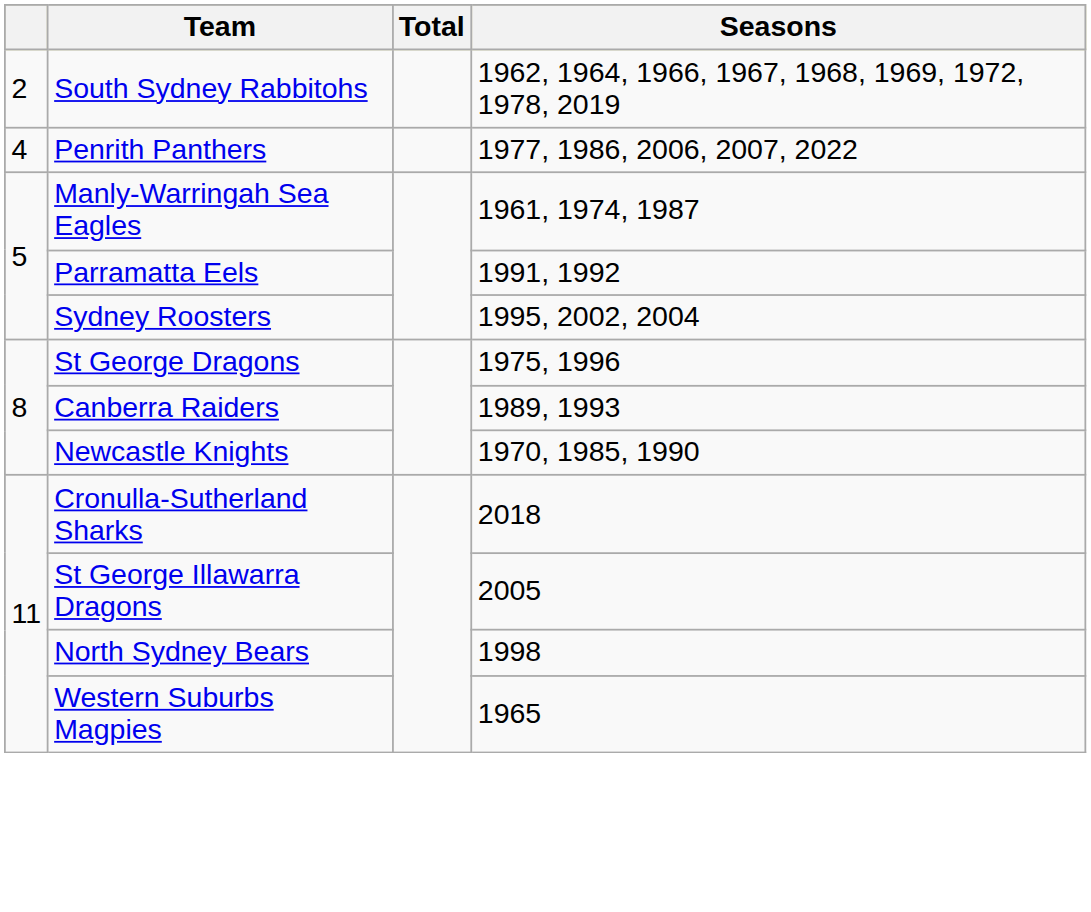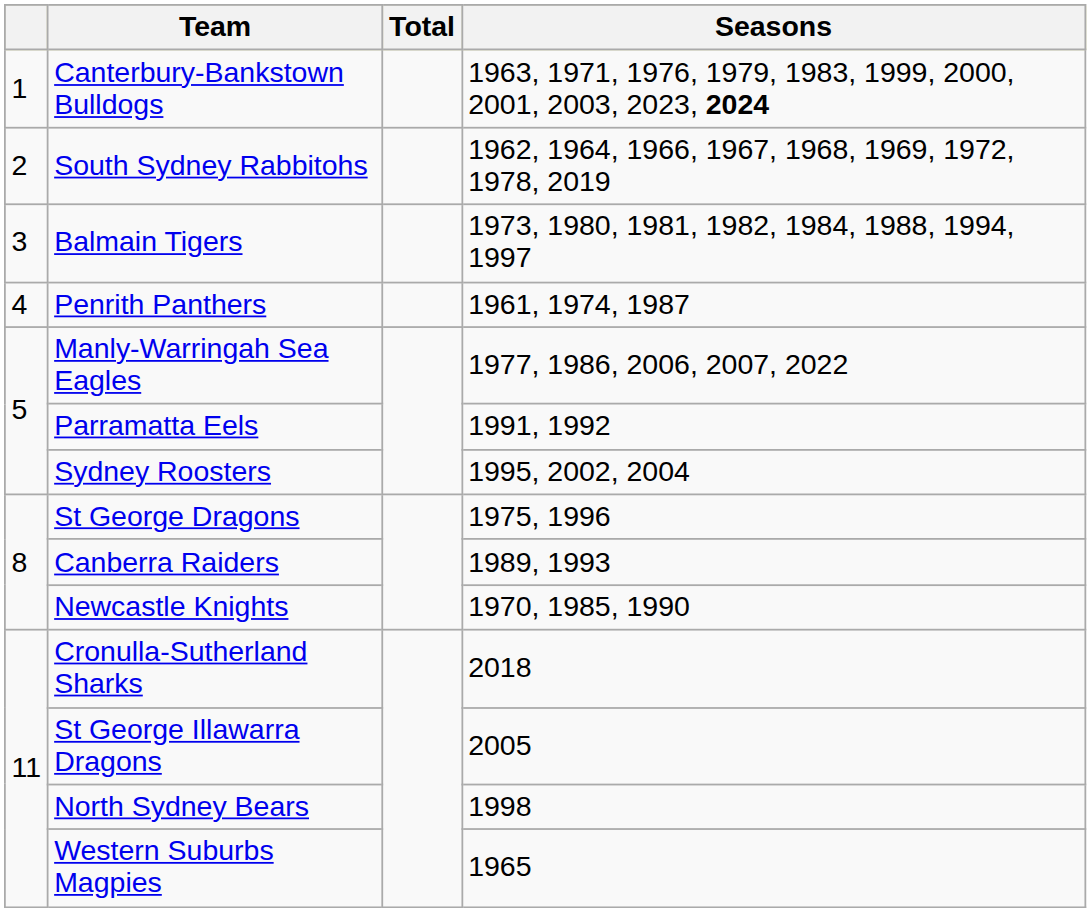+ row: (199, 88)
+ row: (148, 242)
(668, 149) 1977, 1986, 2006, 2007, 2022 -> (579, 303) 1961, 1974, 1987
(589, 210) 1961, 1974, 1987 -> (658, 365) 1977, 1986, 2006, 2007, 2022
